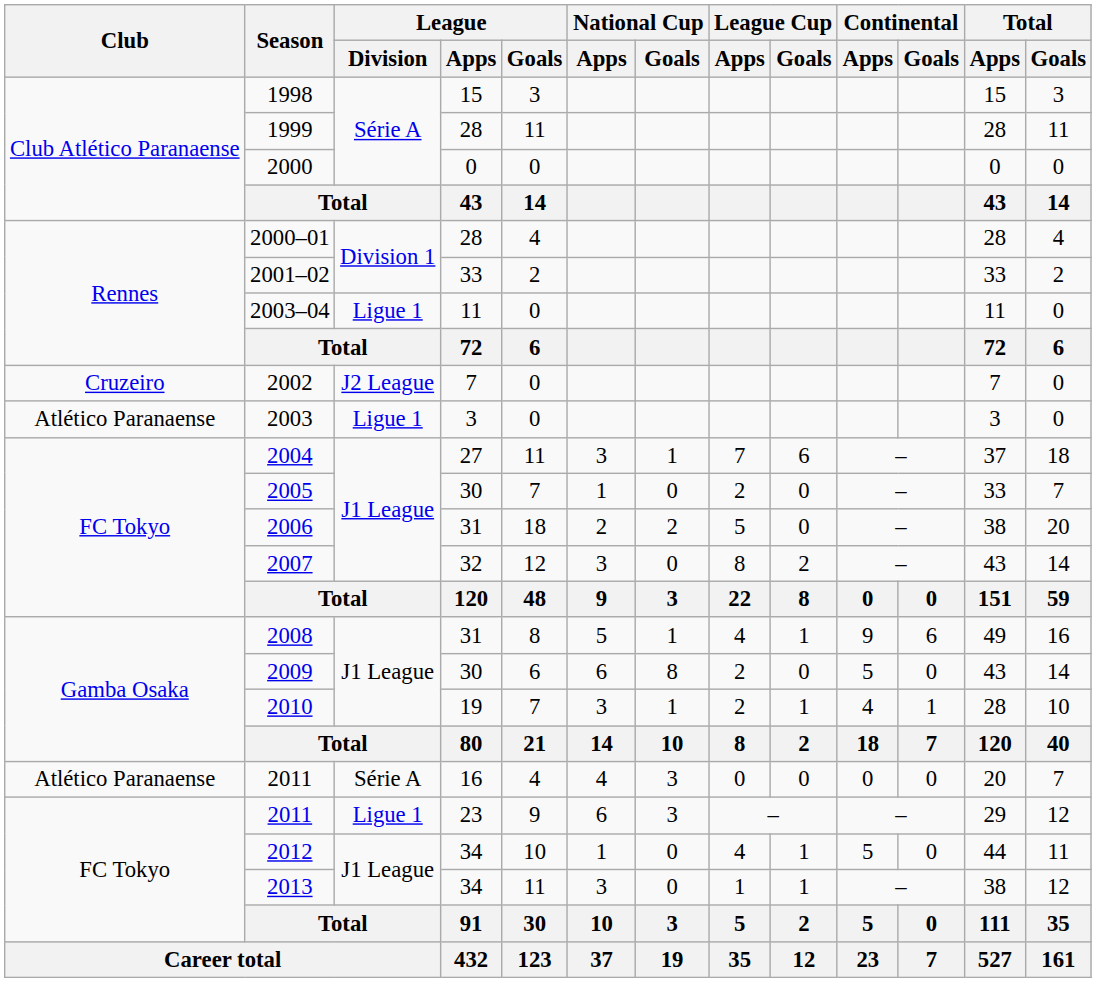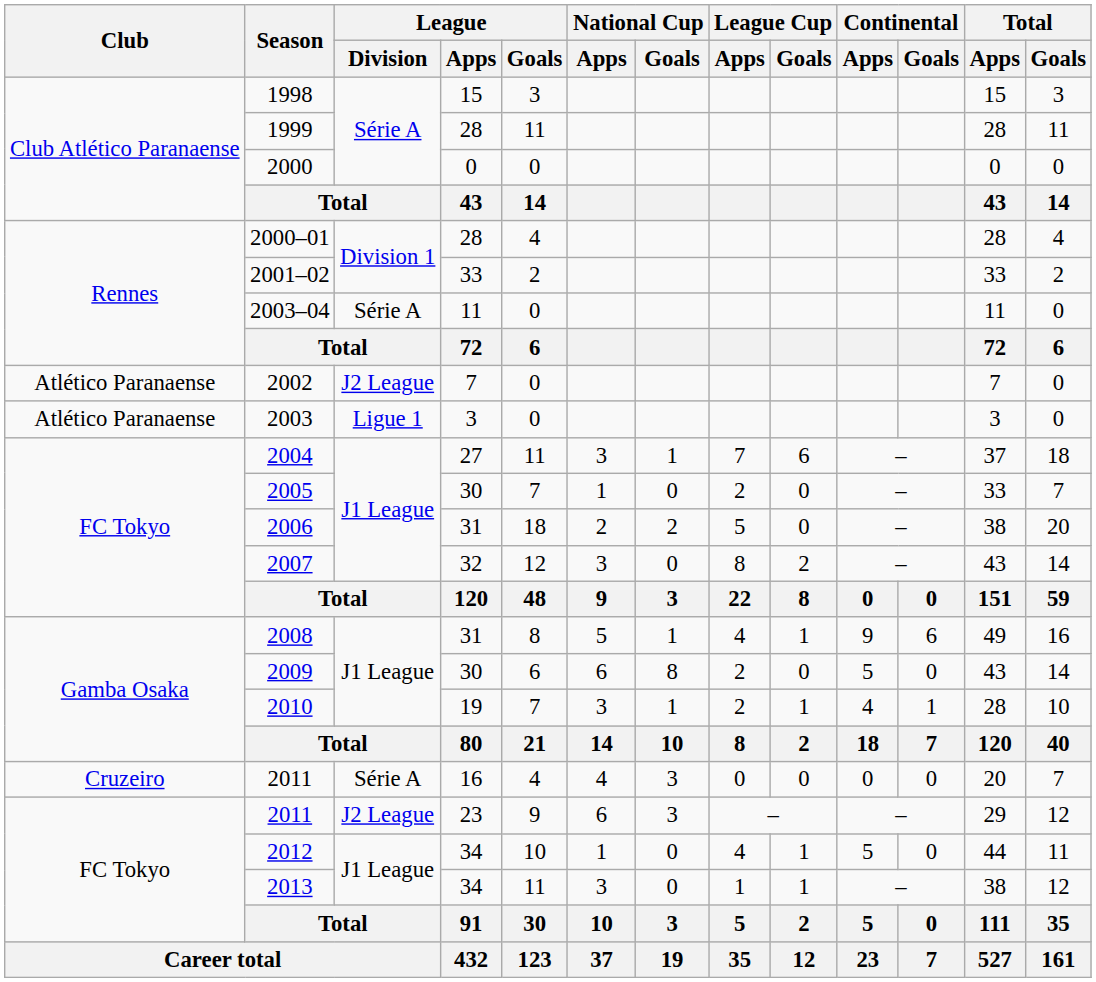(388, 310) Ligue 1 -> (388, 310) Série A
(125, 382) Cruzeiro -> (125, 382) Atlético Paranaense
(125, 779) Atlético Paranaense -> (125, 779) Cruzeiro
(388, 815) Ligue 1 -> (388, 815) J2 League
